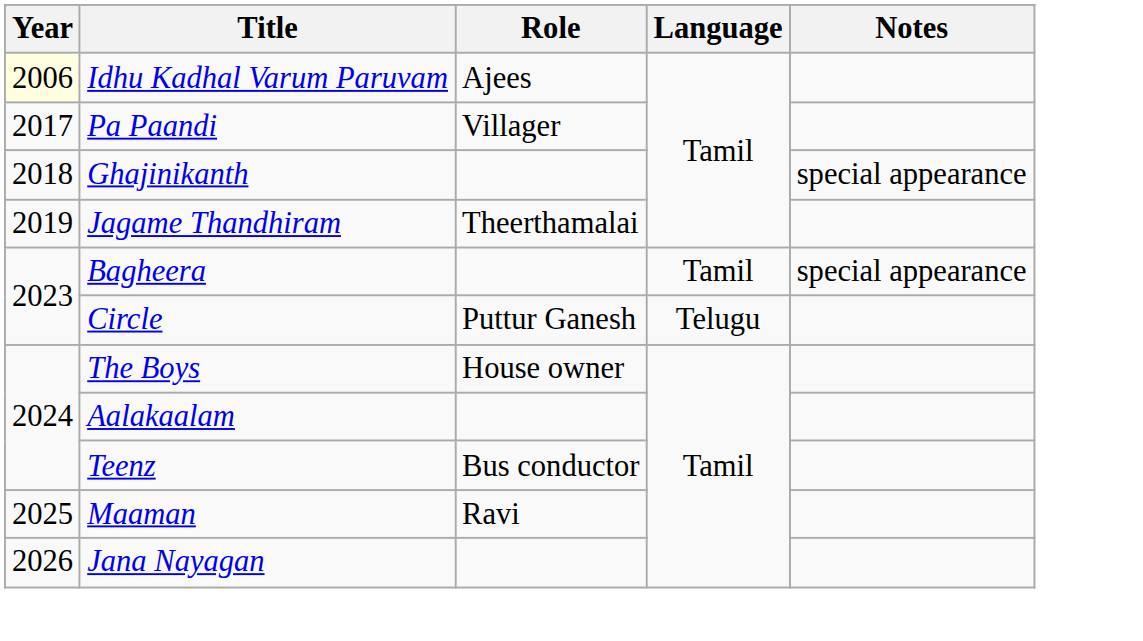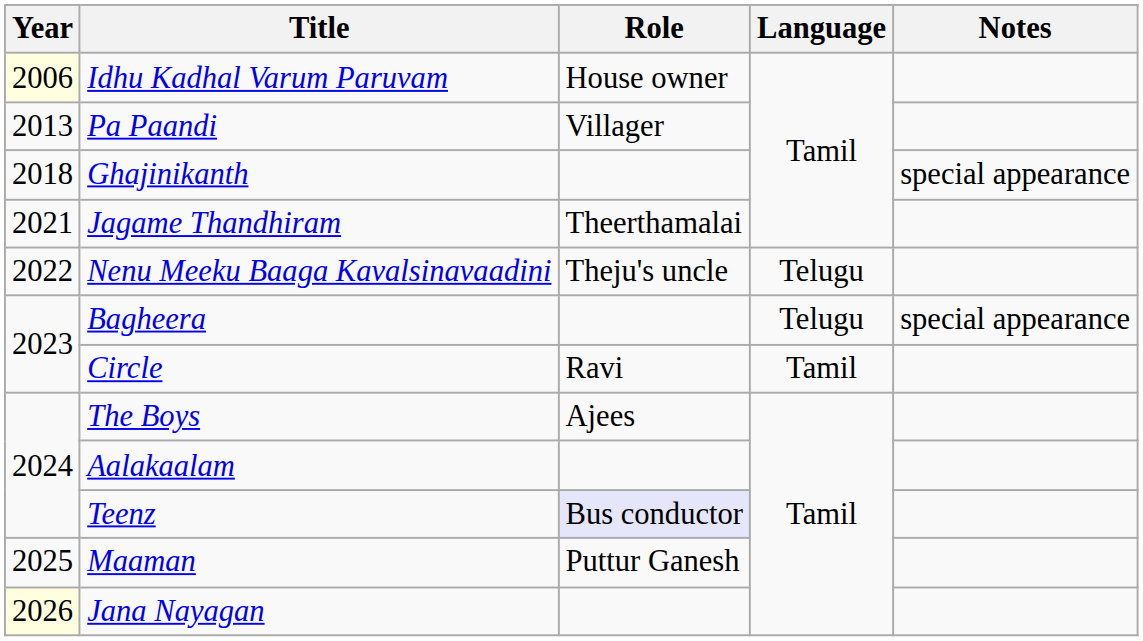(497, 77) Ajees -> (647, 77) House owner
(43, 125) 2017 -> (43, 125) 2013
(43, 222) 2019 -> (43, 222) 2021
+ row: (319, 271)
(718, 271) Tamil -> (822, 319) Telugu
(549, 319) Puttur Ganesh -> (594, 367) Ravi
(718, 319) Telugu -> (822, 367) Tamil
(543, 367) House owner -> (600, 416) Ajees
(551, 464) no background -> (654, 513) lavender background
(491, 513) Ravi -> (653, 561) Puttur Ganesh
(43, 561) no background -> (43, 610) lightyellow background
